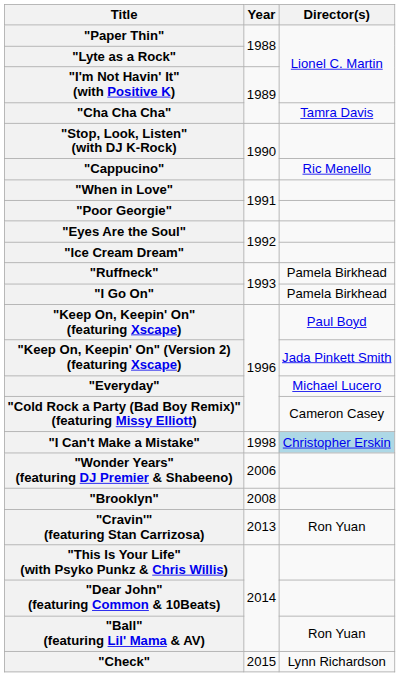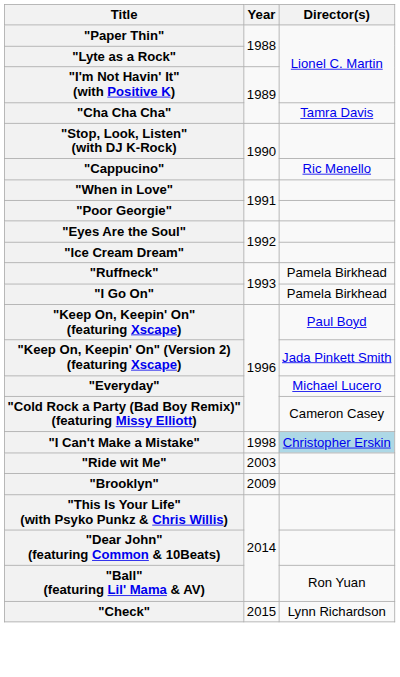+ row: (124, 463)
- row: (124, 470)
(261, 498) 2008 -> (261, 484) 2009
- row: (124, 526)
